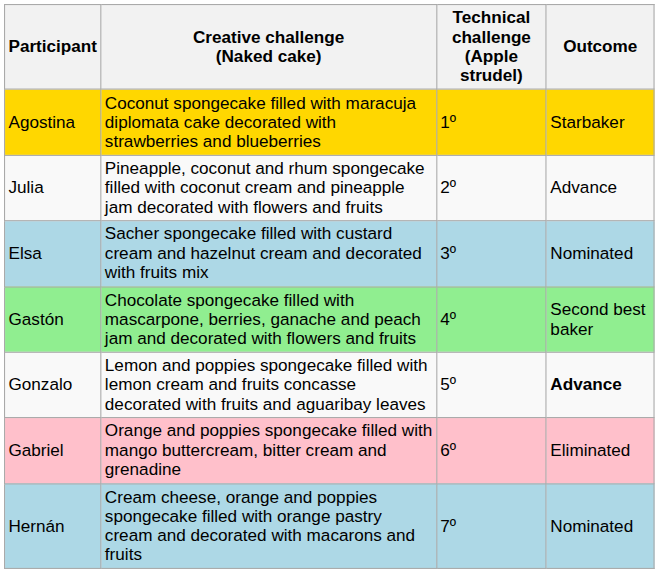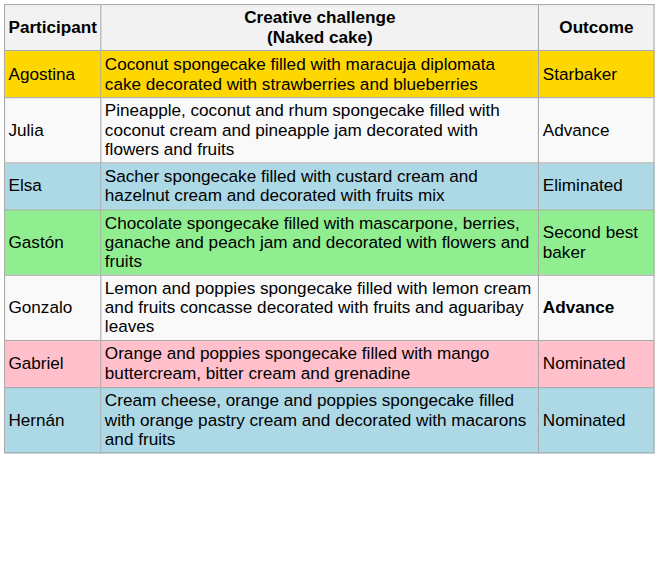- column: (491, 46)
(592, 253) Nominated -> (583, 186) Eliminated
(590, 450) Eliminated -> (584, 363) Nominated
